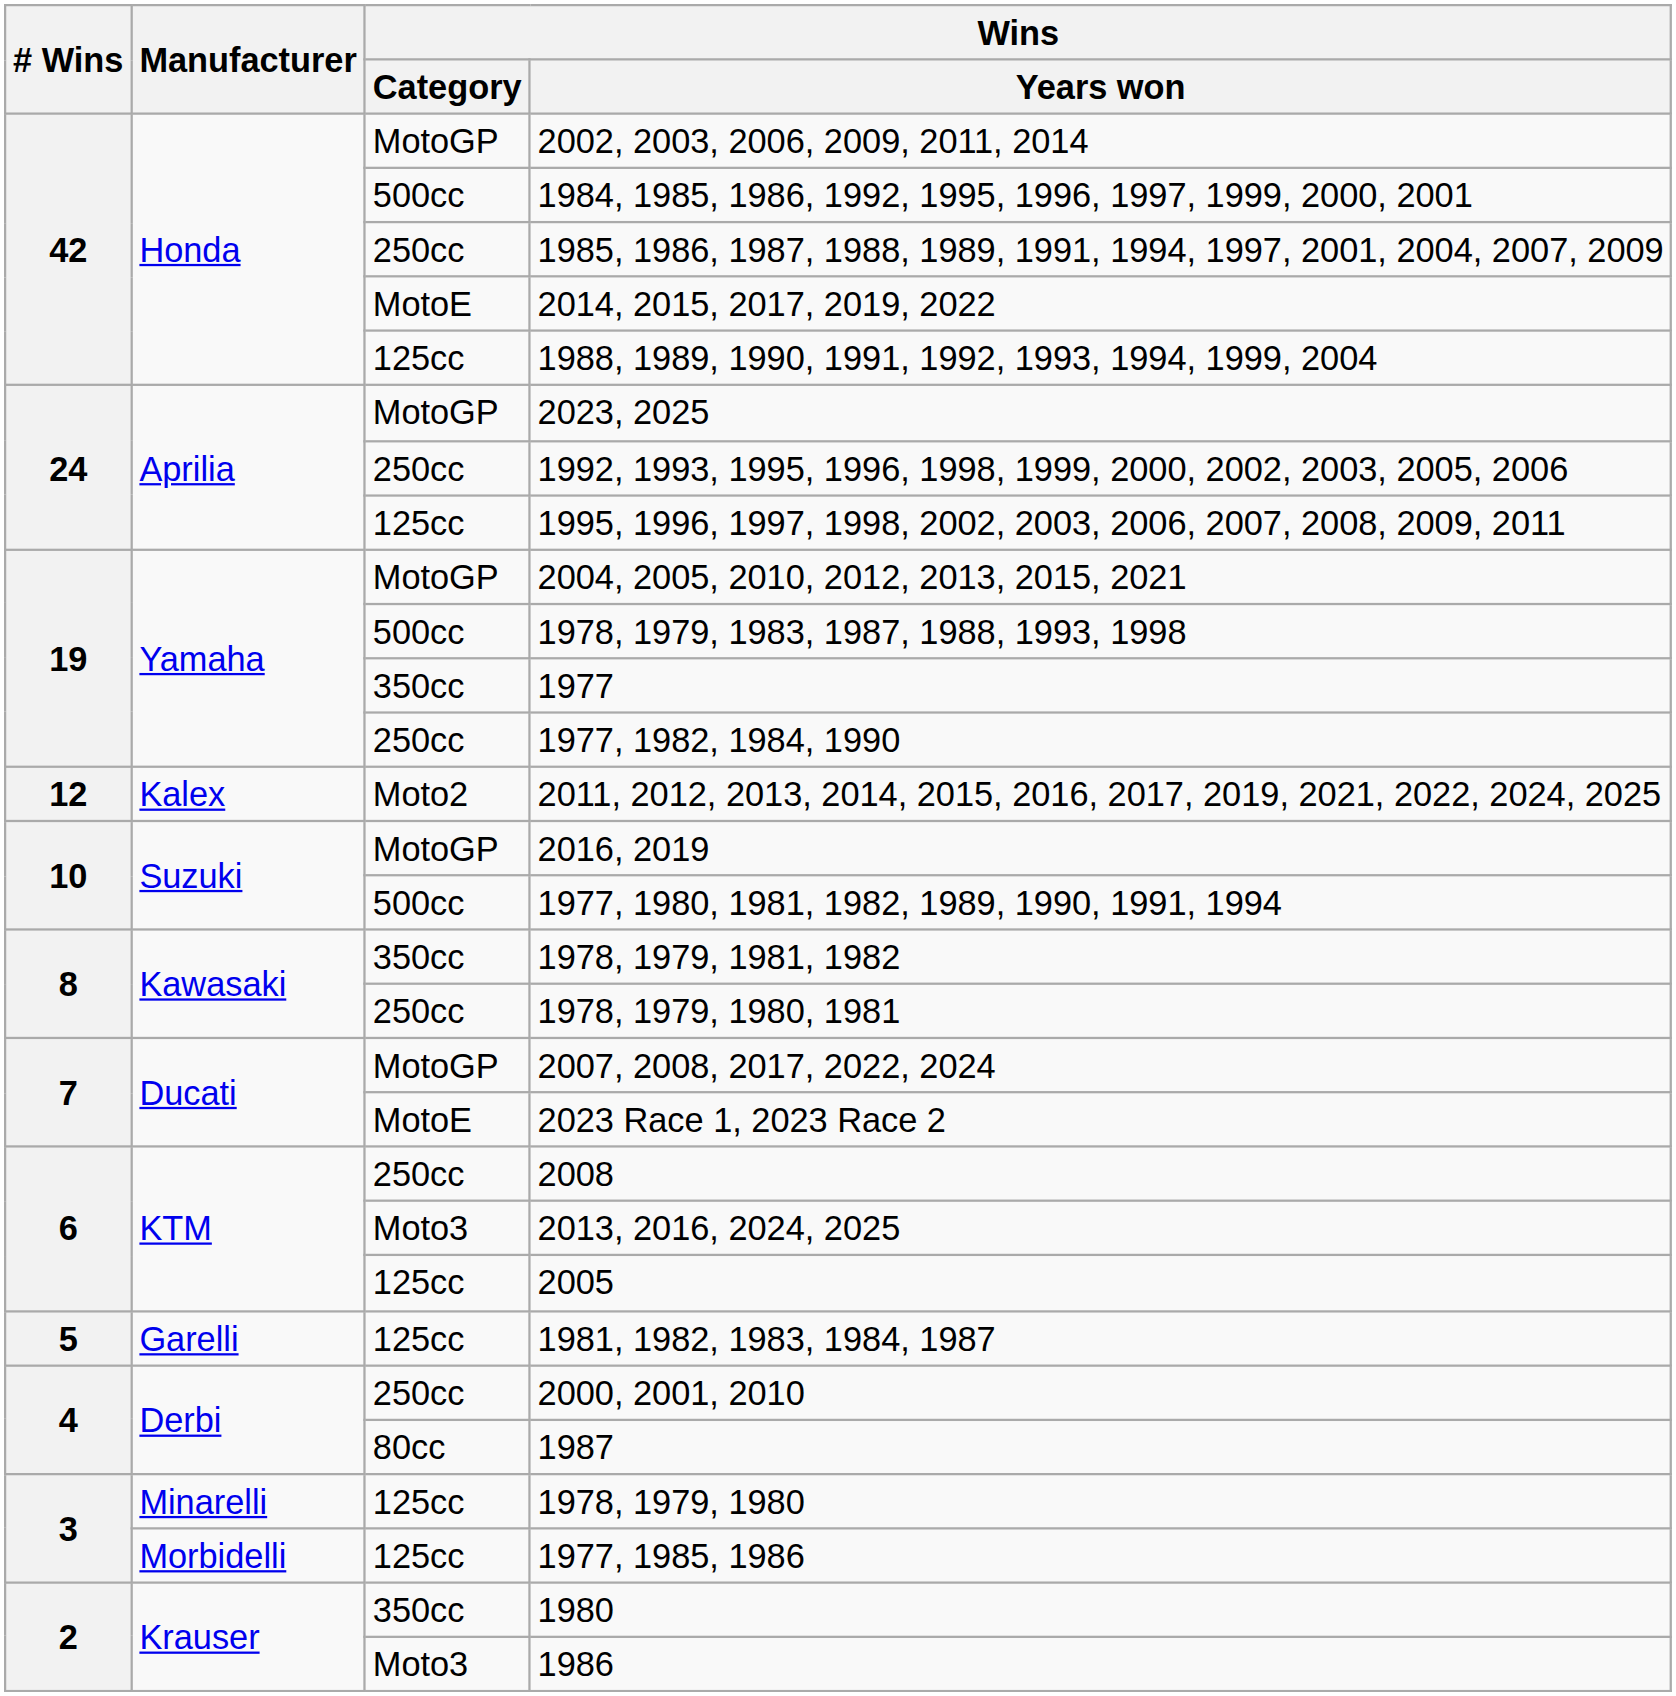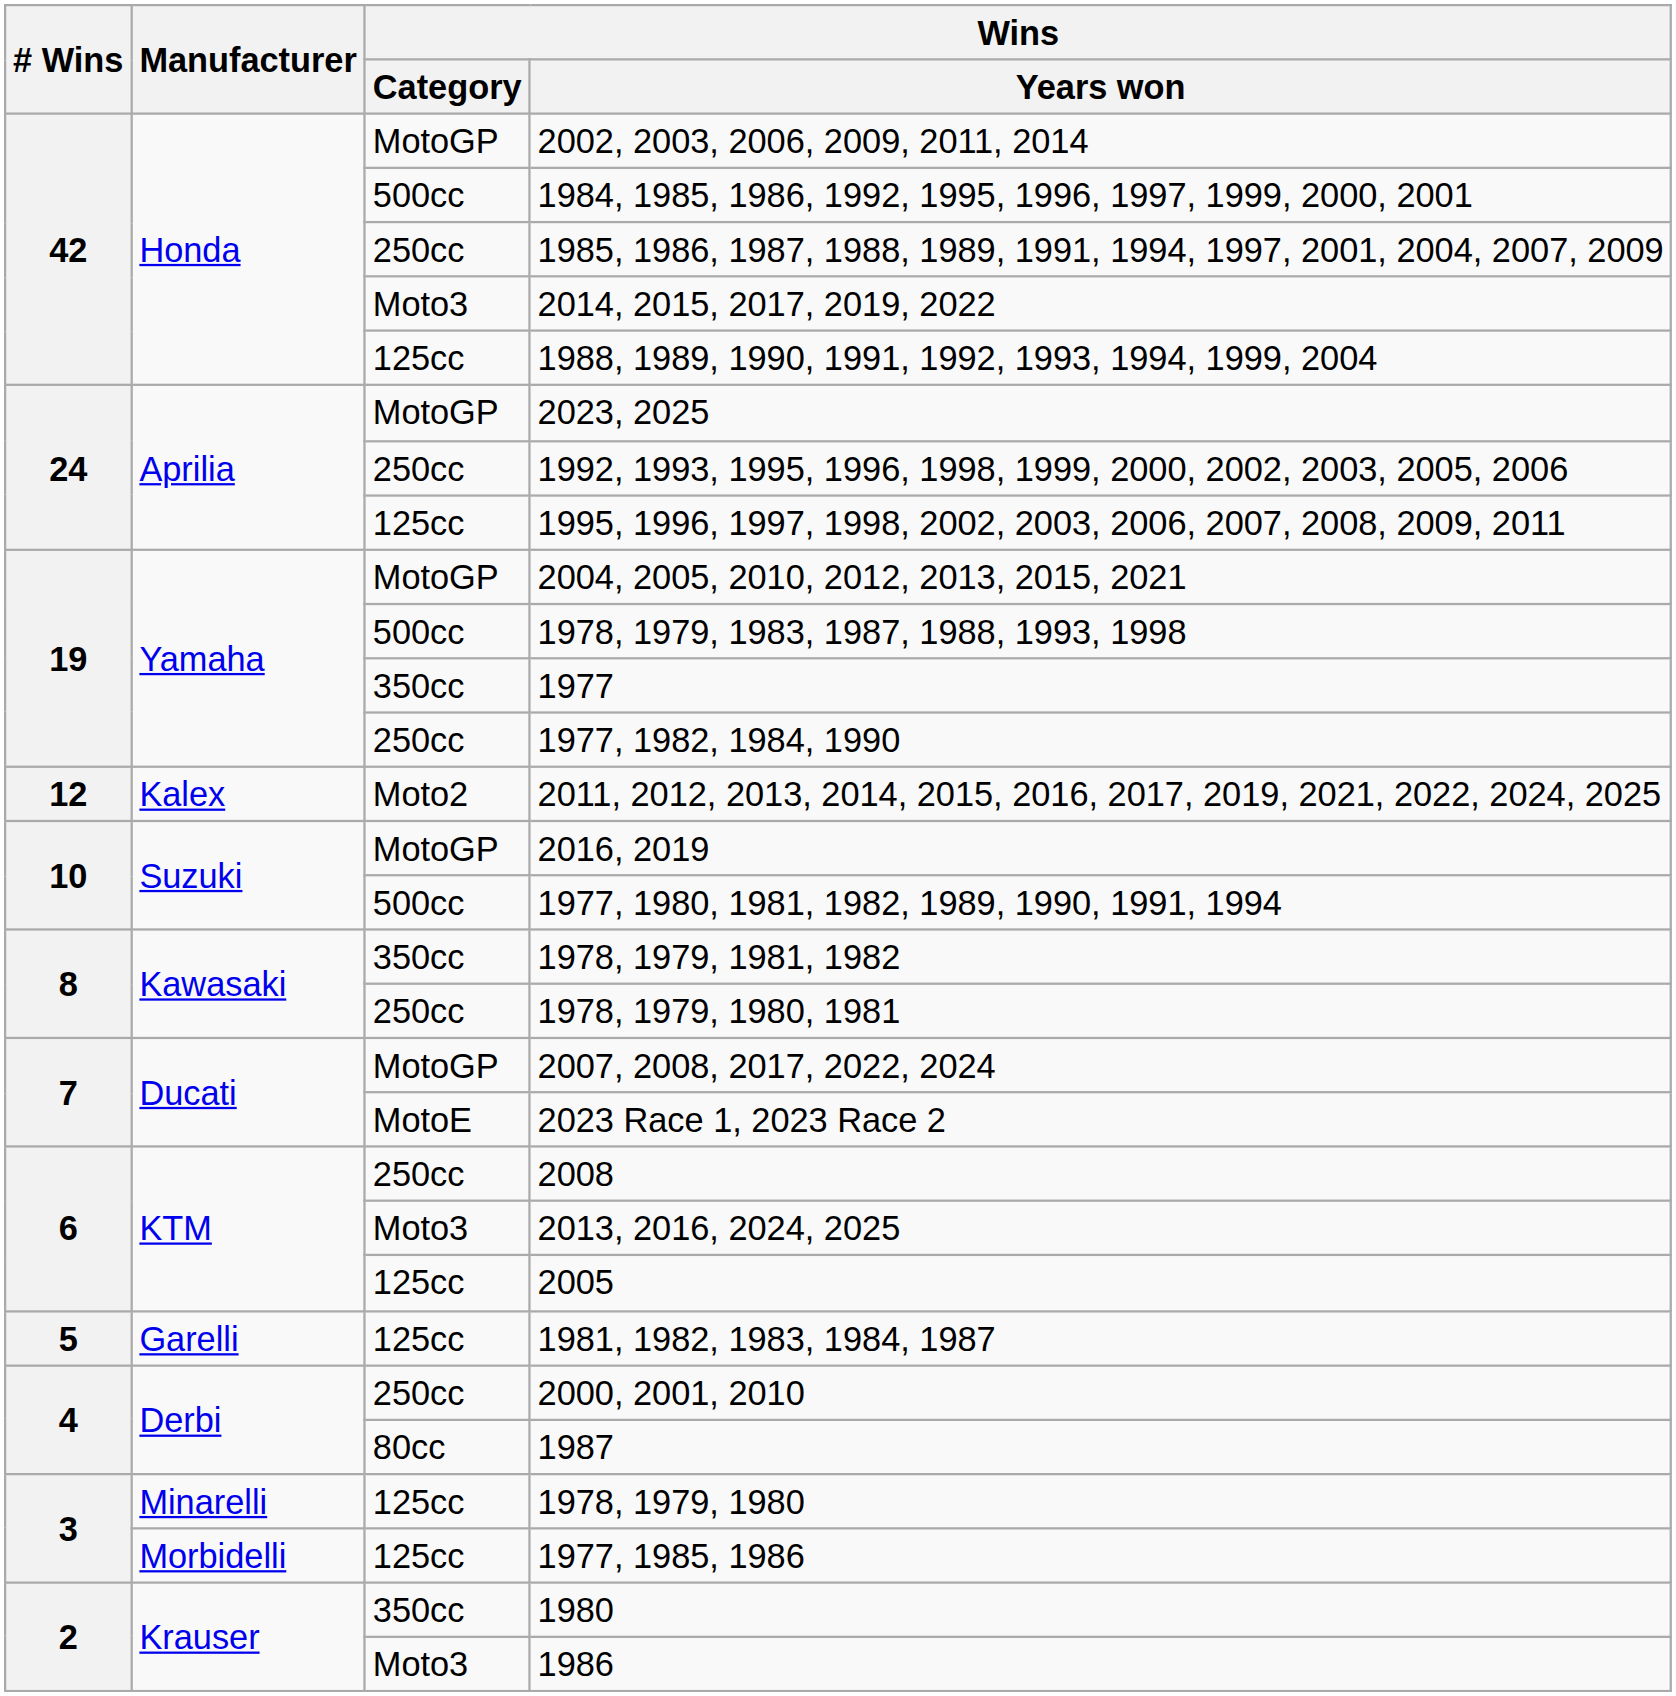(422, 304) MotoE -> (421, 304) Moto3
